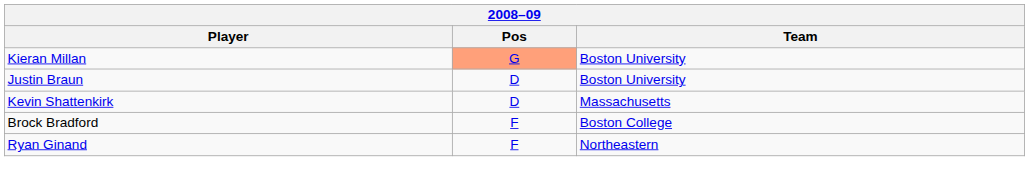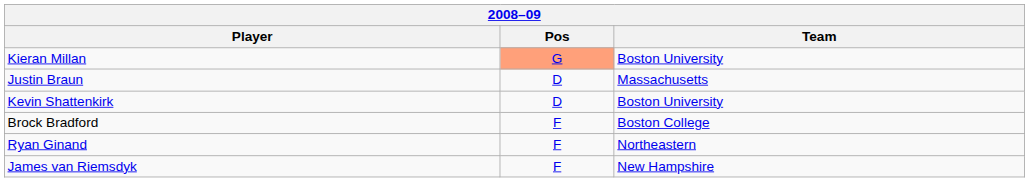(633, 79) Boston University -> (663, 79) Massachusetts
(625, 101) Massachusetts -> (670, 101) Boston University
+ row: (72, 166)
